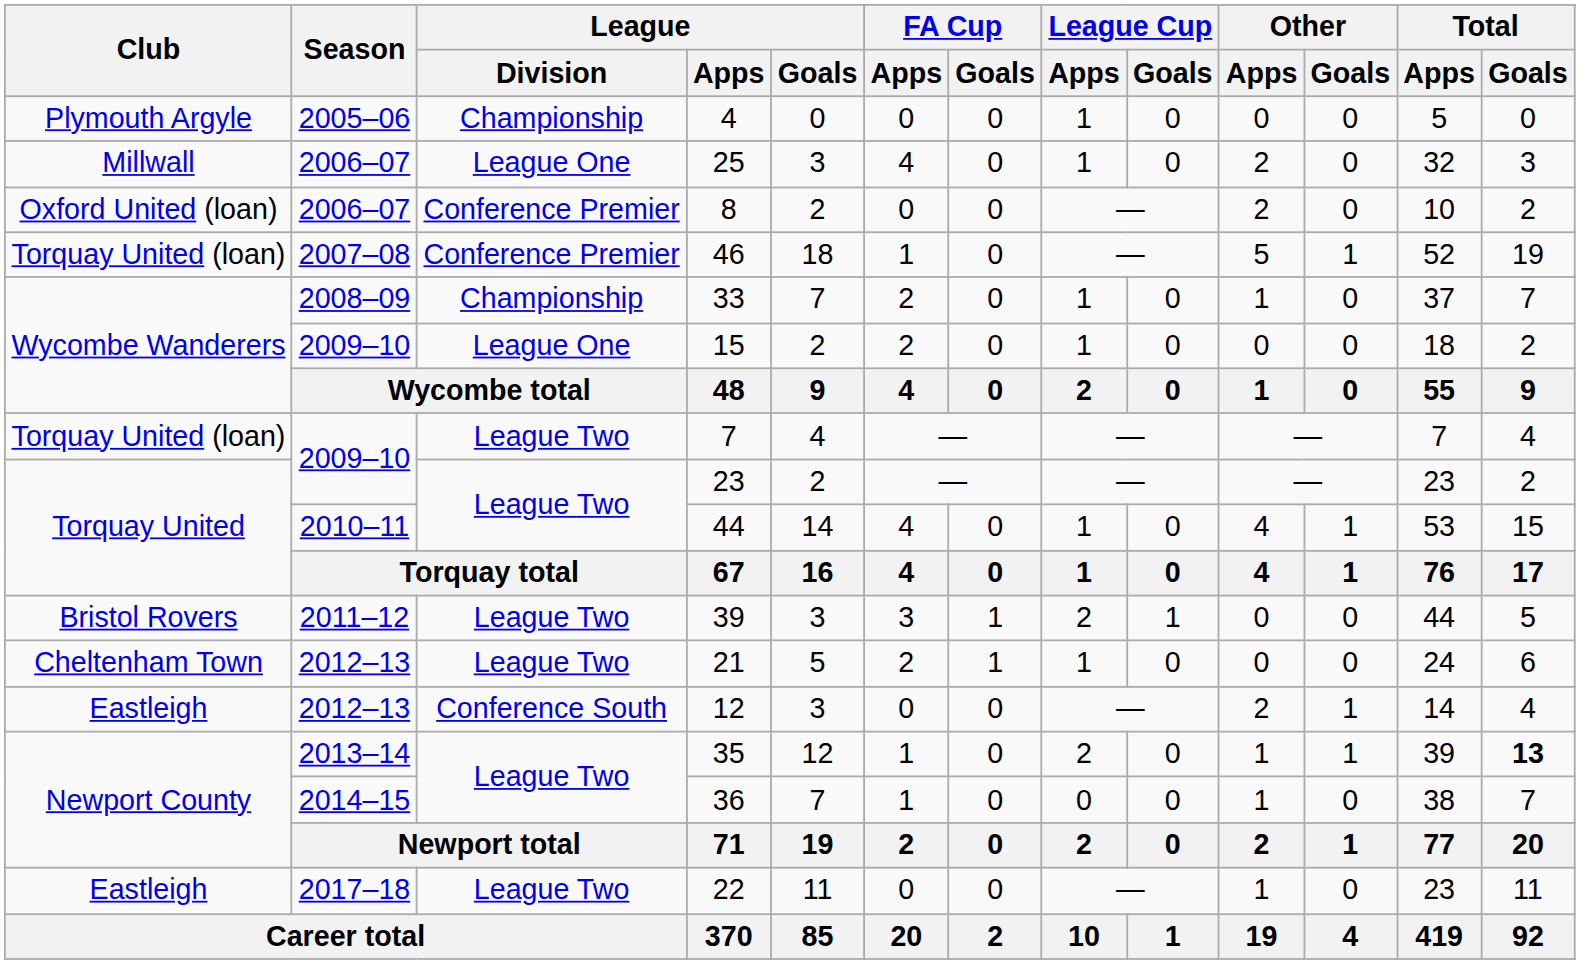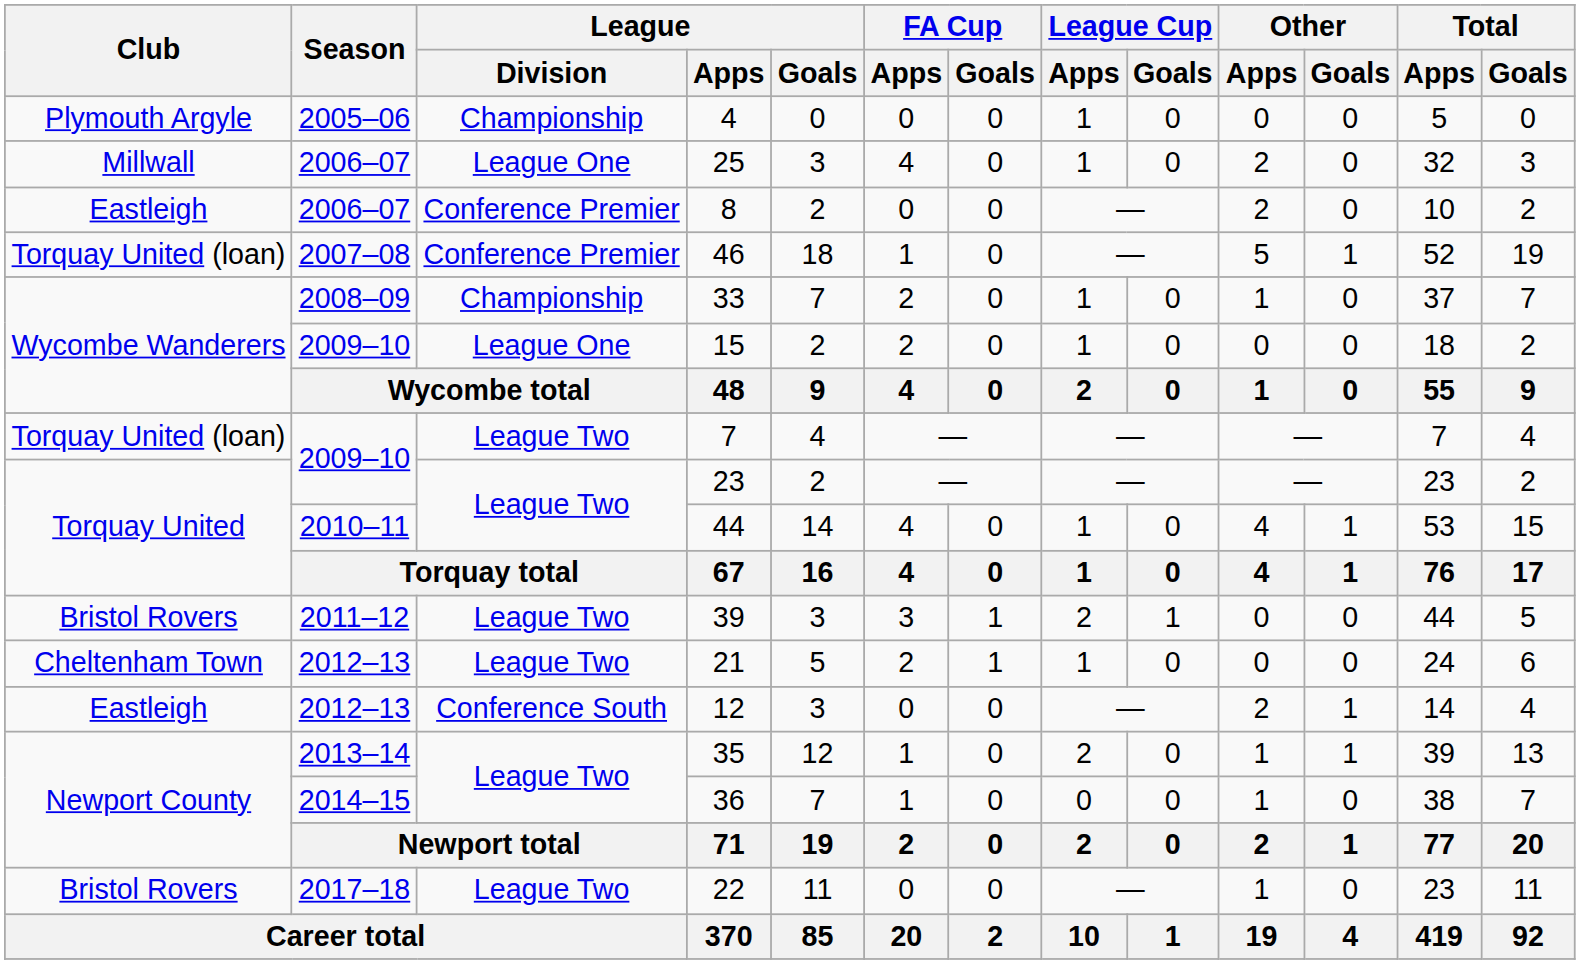(149, 208) Oxford United (loan) -> (149, 208) Eastleigh
(1528, 753) bold -> (1528, 753) normal
(149, 890) Eastleigh -> (149, 890) Bristol Rovers
